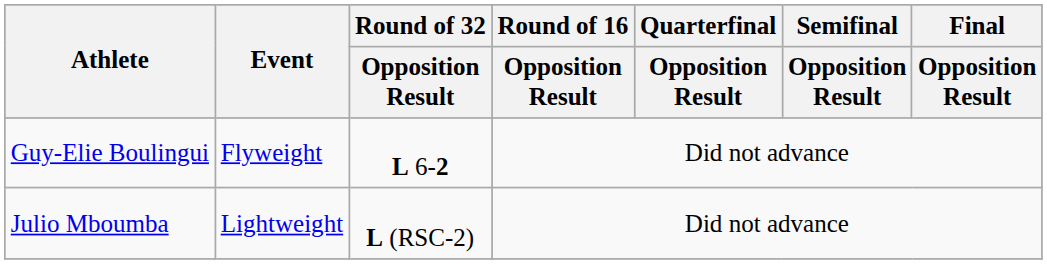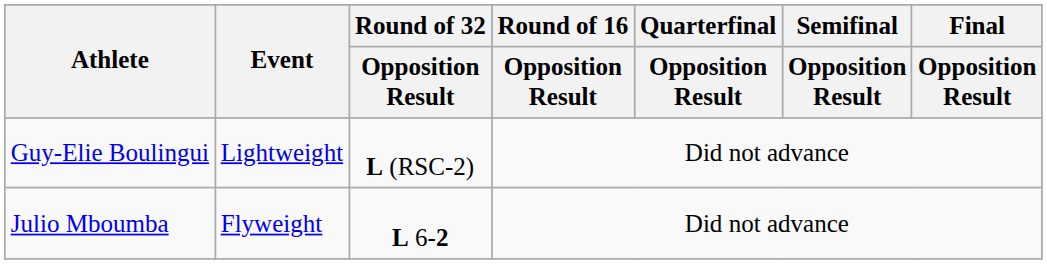(271, 152) Flyweight -> (282, 152) Lightweight
(420, 167) L 6-2 -> (420, 167) L (RSC-2)
(282, 223) Lightweight -> (271, 223) Flyweight
(420, 238) L (RSC-2) -> (420, 238) L 6-2
